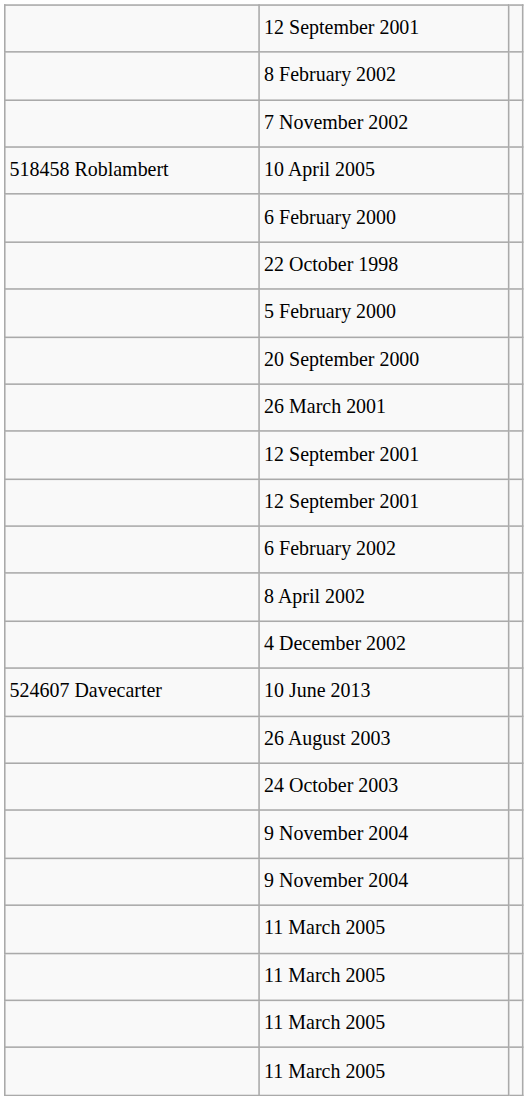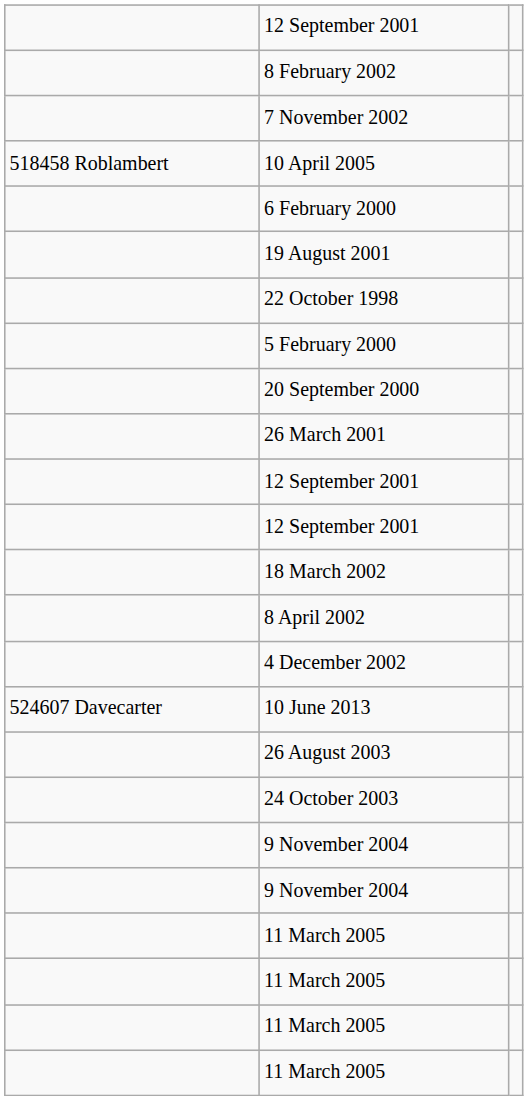+ row: (132, 255)
- row: (132, 550)
+ row: (132, 573)
